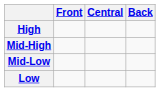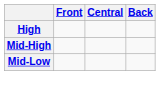- row: (29, 78)
